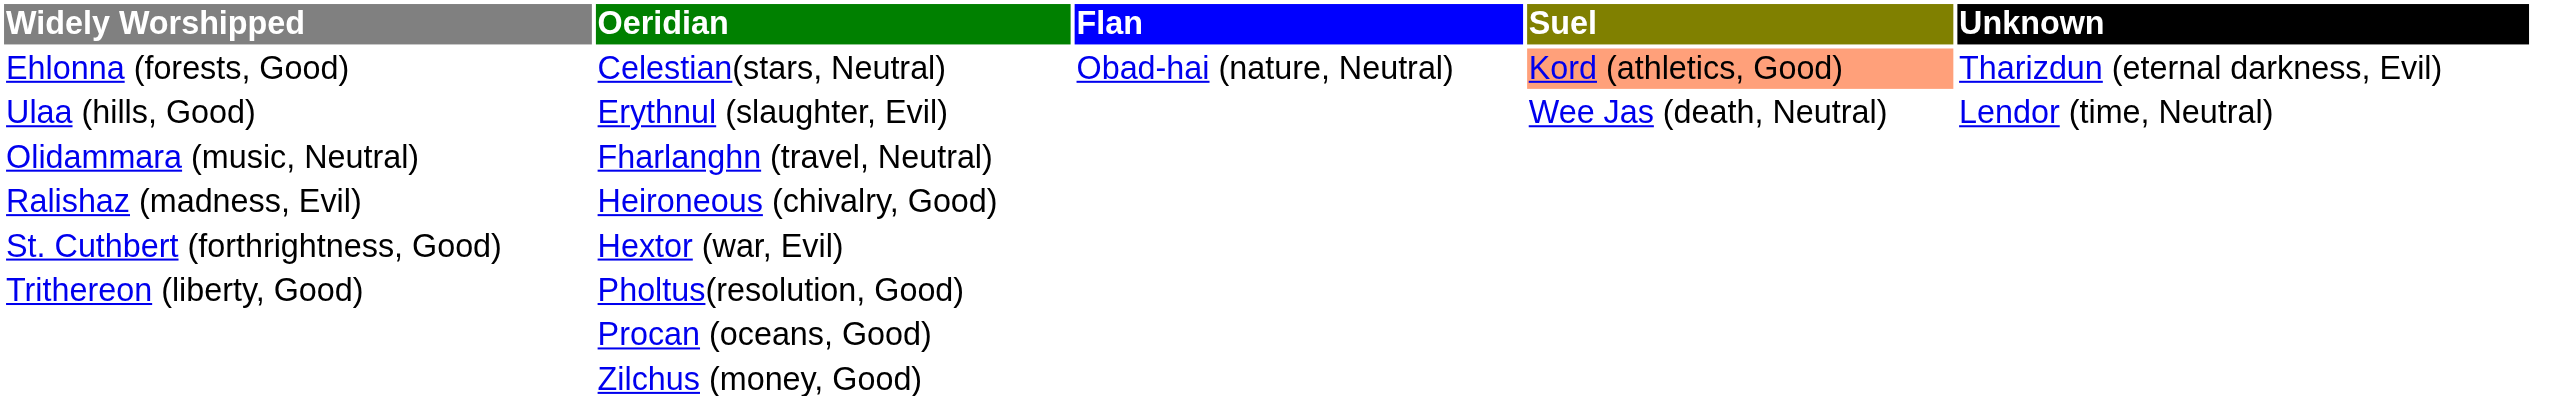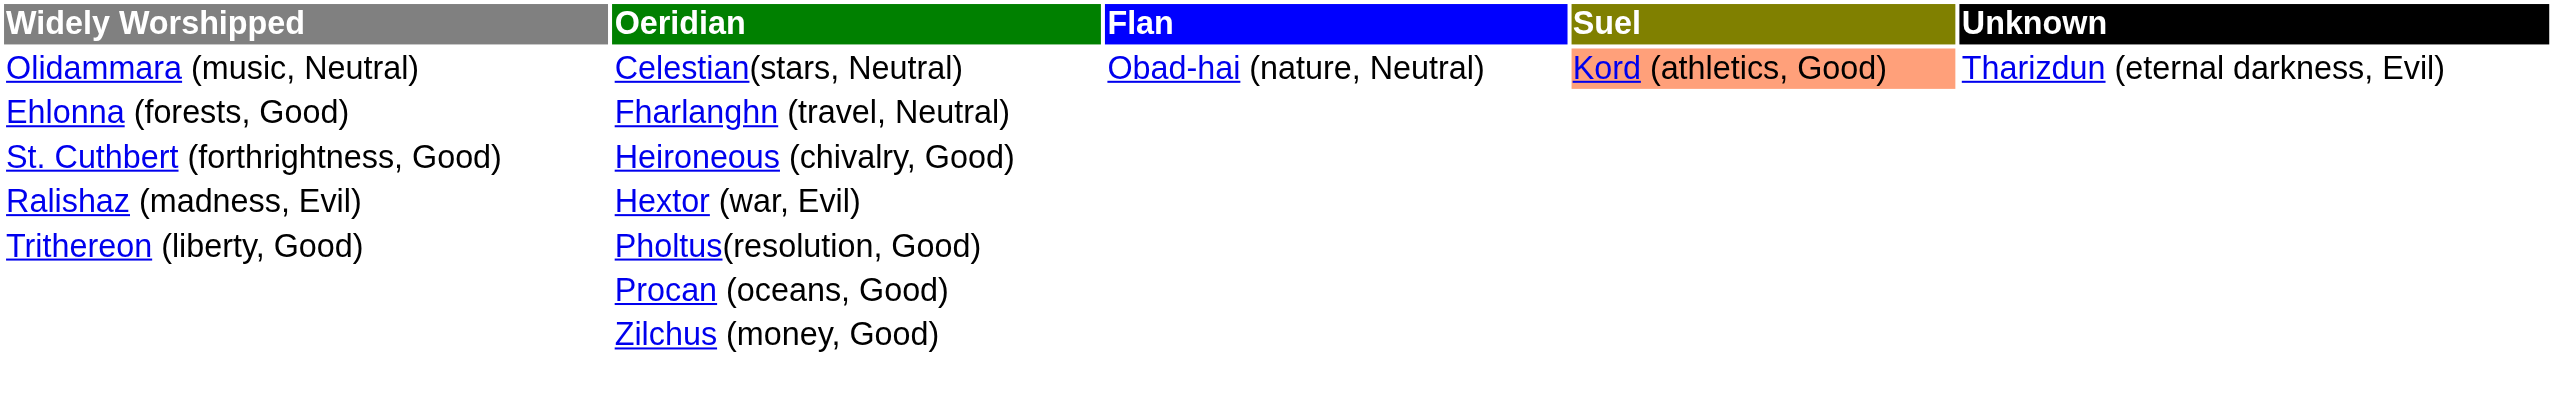(178, 68) Ehlonna (forests, Good) -> (213, 68) Olidammara (music, Neutral)
- row: (773, 112)
(213, 157) Olidammara (music, Neutral) -> (178, 112) Ehlonna (forests, Good)
(184, 201) Ralishaz (madness, Evil) -> (254, 157) St. Cuthbert (forthrightness, Good)
(254, 245) St. Cuthbert (forthrightness, Good) -> (184, 201) Ralishaz (madness, Evil)
